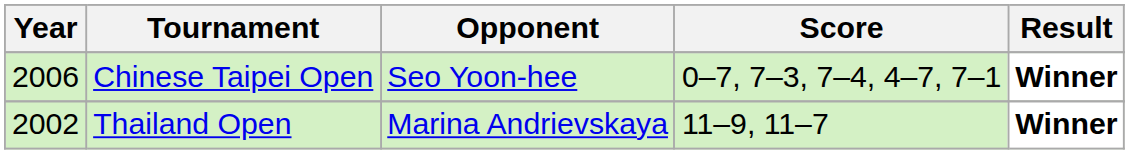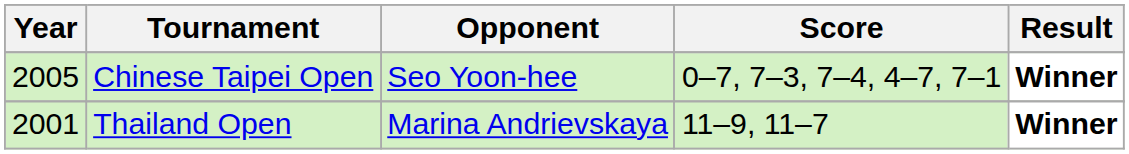(46, 76) 2006 -> (46, 76) 2005
(46, 124) 2002 -> (46, 124) 2001
